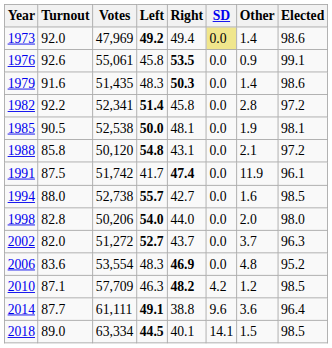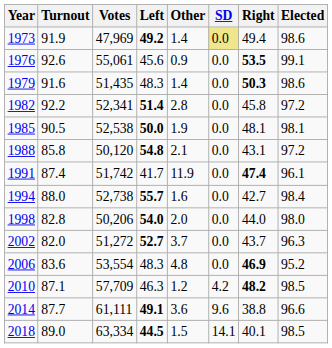columns swapped: (187, 15) <-> (257, 15)
(53, 38) 92.0 -> (53, 38) 91.9
(152, 61) 45.8 -> (152, 61) 45.6
(53, 173) 87.5 -> (53, 173) 87.4
(293, 196) 98.5 -> (293, 196) 98.4
(293, 309) 96.4 -> (293, 309) 96.6
